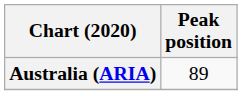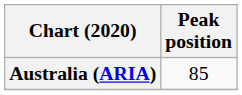(199, 73) 89 -> (199, 73) 85
